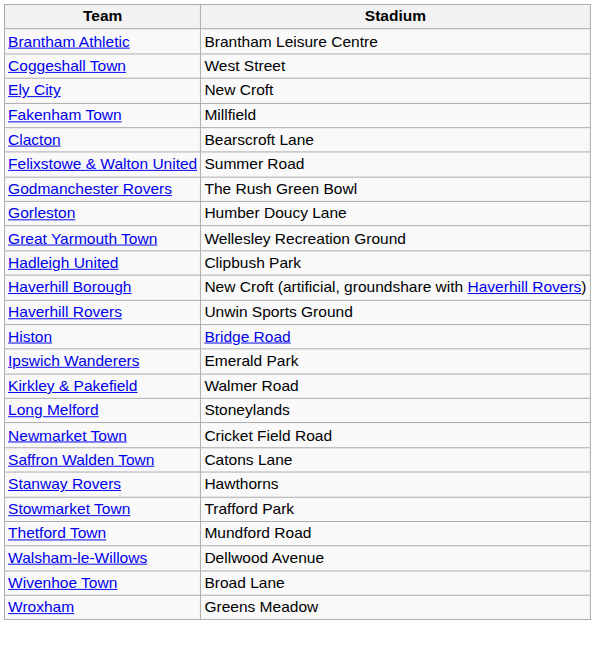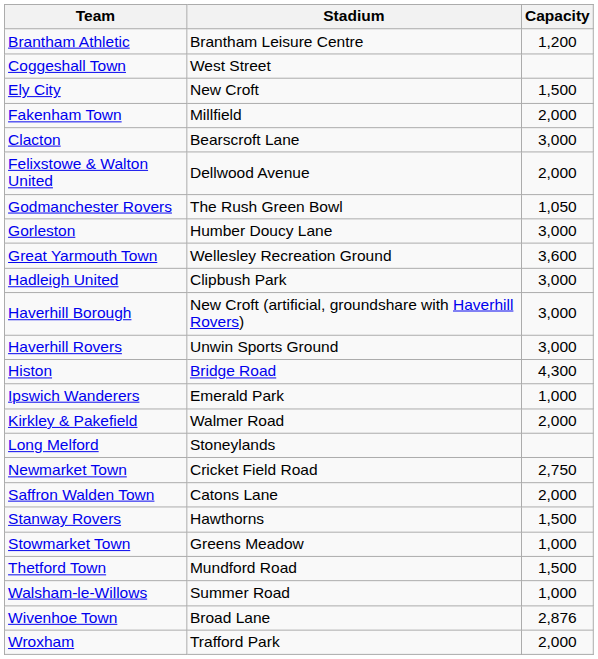+ column: (557, 16)
(254, 164) Summer Road -> (250, 173) Dellwood Avenue
(249, 509) Trafford Park -> (247, 544) Greens Meadow
(264, 558) Dellwood Avenue -> (240, 593) Summer Road
(261, 607) Greens Meadow -> (235, 642) Trafford Park
